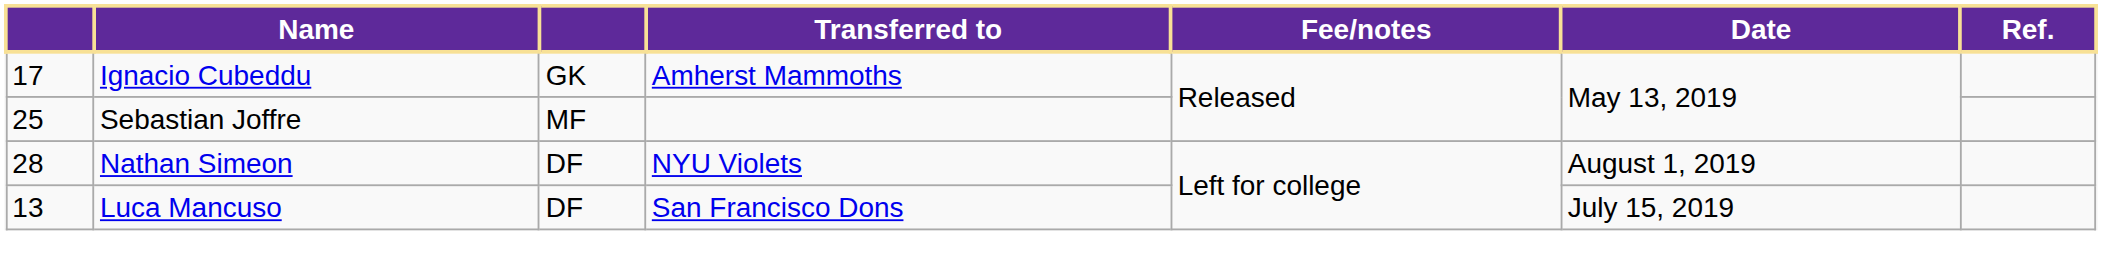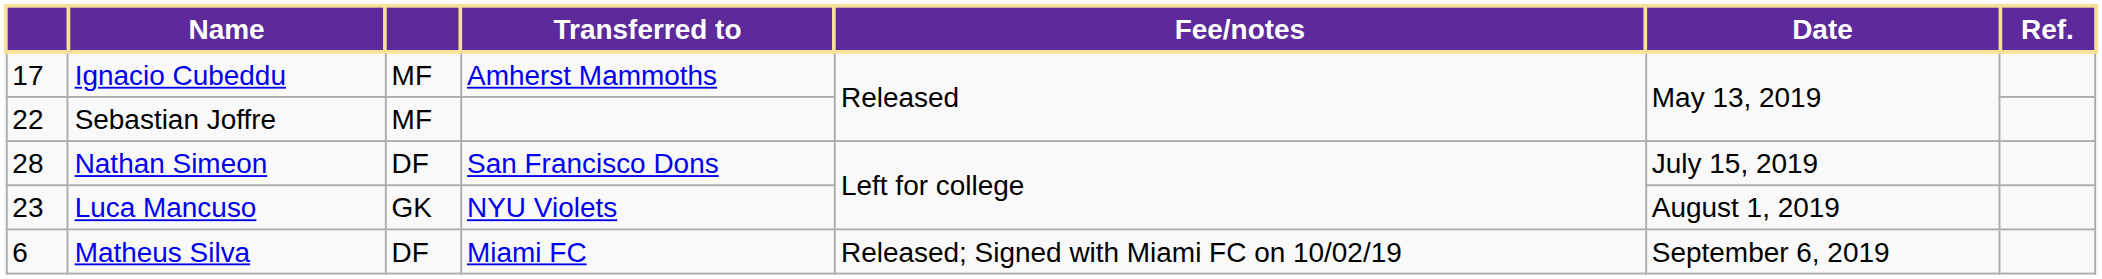(566, 75) GK -> (412, 75) MF
(28, 119) 25 -> (28, 119) 22
(727, 164) NYU Violets -> (593, 164) San Francisco Dons
(1662, 164) August 1, 2019 -> (1735, 164) July 15, 2019
(28, 208) 13 -> (28, 208) 23
(564, 208) DF -> (412, 208) GK
(778, 208) San Francisco Dons -> (542, 208) NYU Violets
(1651, 208) July 15, 2019 -> (1746, 208) August 1, 2019
+ row: (162, 252)
